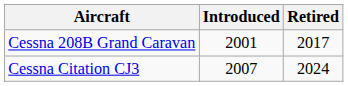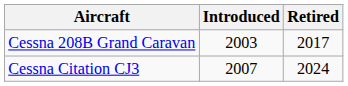(241, 42) 2001 -> (241, 42) 2003
